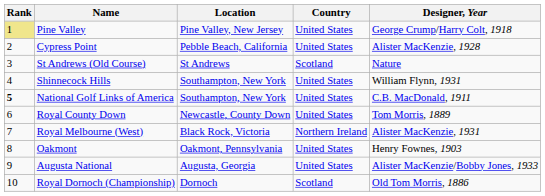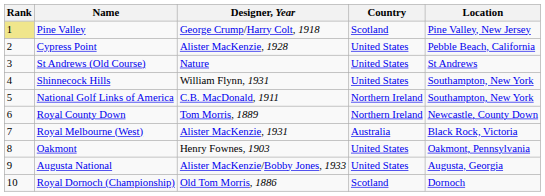columns swapped: (235, 13) <-> (455, 13)
(324, 30) United States -> (370, 30) Scotland
(314, 64) Scotland -> (380, 64) United States
(9, 98) bold -> (9, 98) normal
(324, 98) United States -> (387, 98) Northern Ireland
(324, 115) United States -> (387, 115) Northern Ireland
(331, 132) Northern Ireland -> (371, 132) Australia
